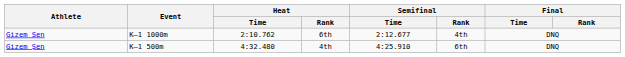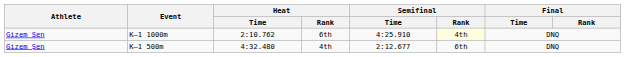(393, 34) 2:12.677 -> (393, 34) 4:25.910
(461, 34) no background -> (461, 34) lightyellow background
(393, 46) 4:25.910 -> (393, 46) 2:12.677
